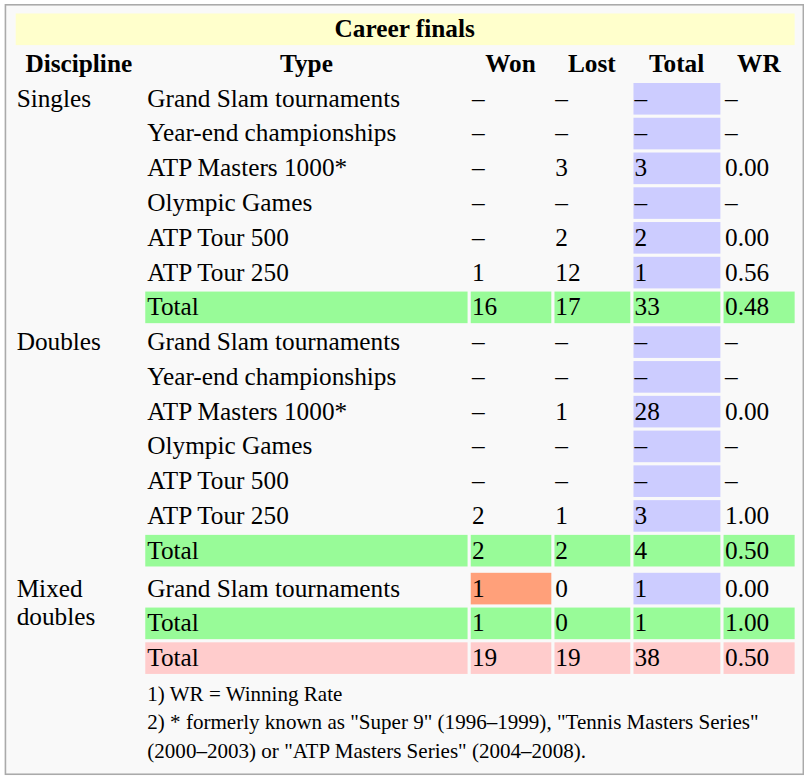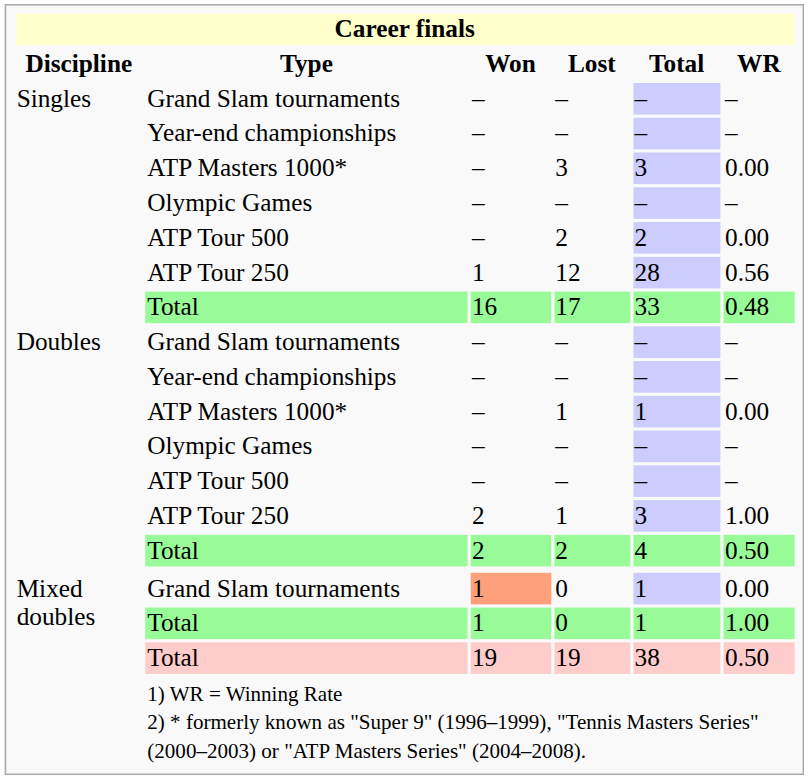(641, 272) 1 -> (647, 272) 28
(647, 411) 28 -> (641, 411) 1
